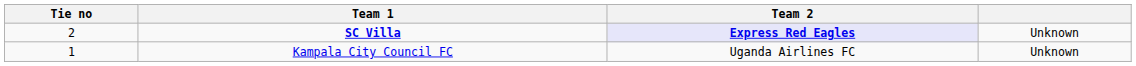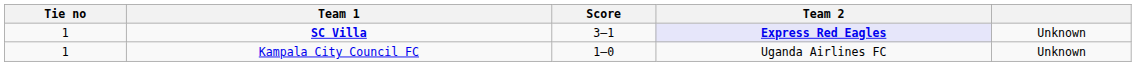+ column: (604, 14)
(71, 33) 2 -> (65, 33) 1
